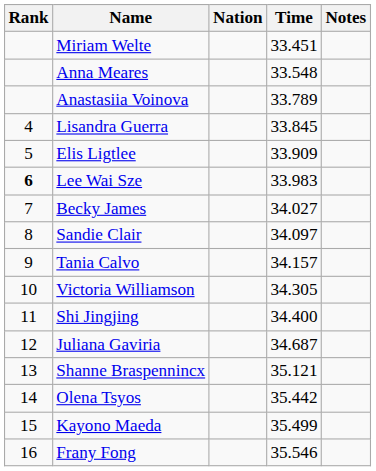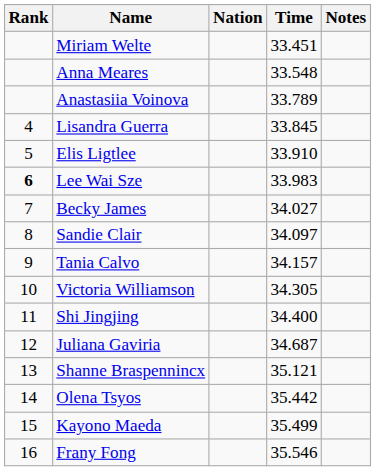(294, 153) 33.909 -> (294, 153) 33.910
